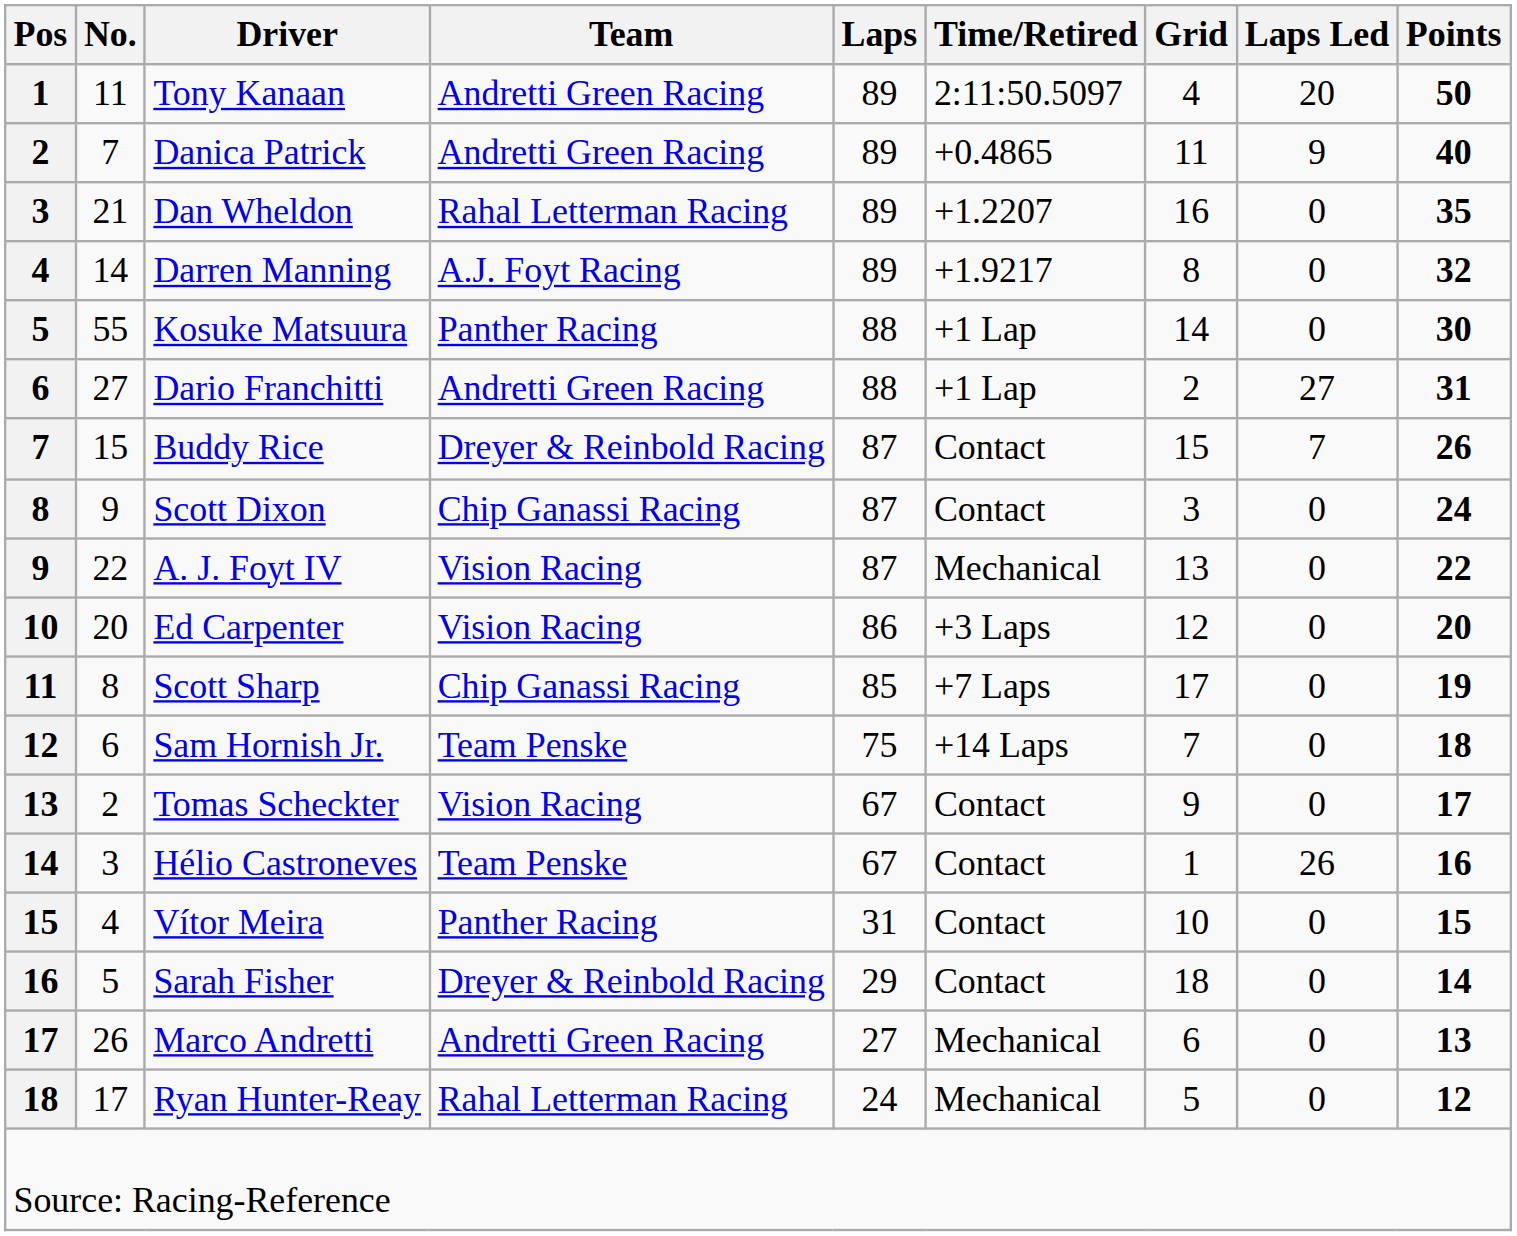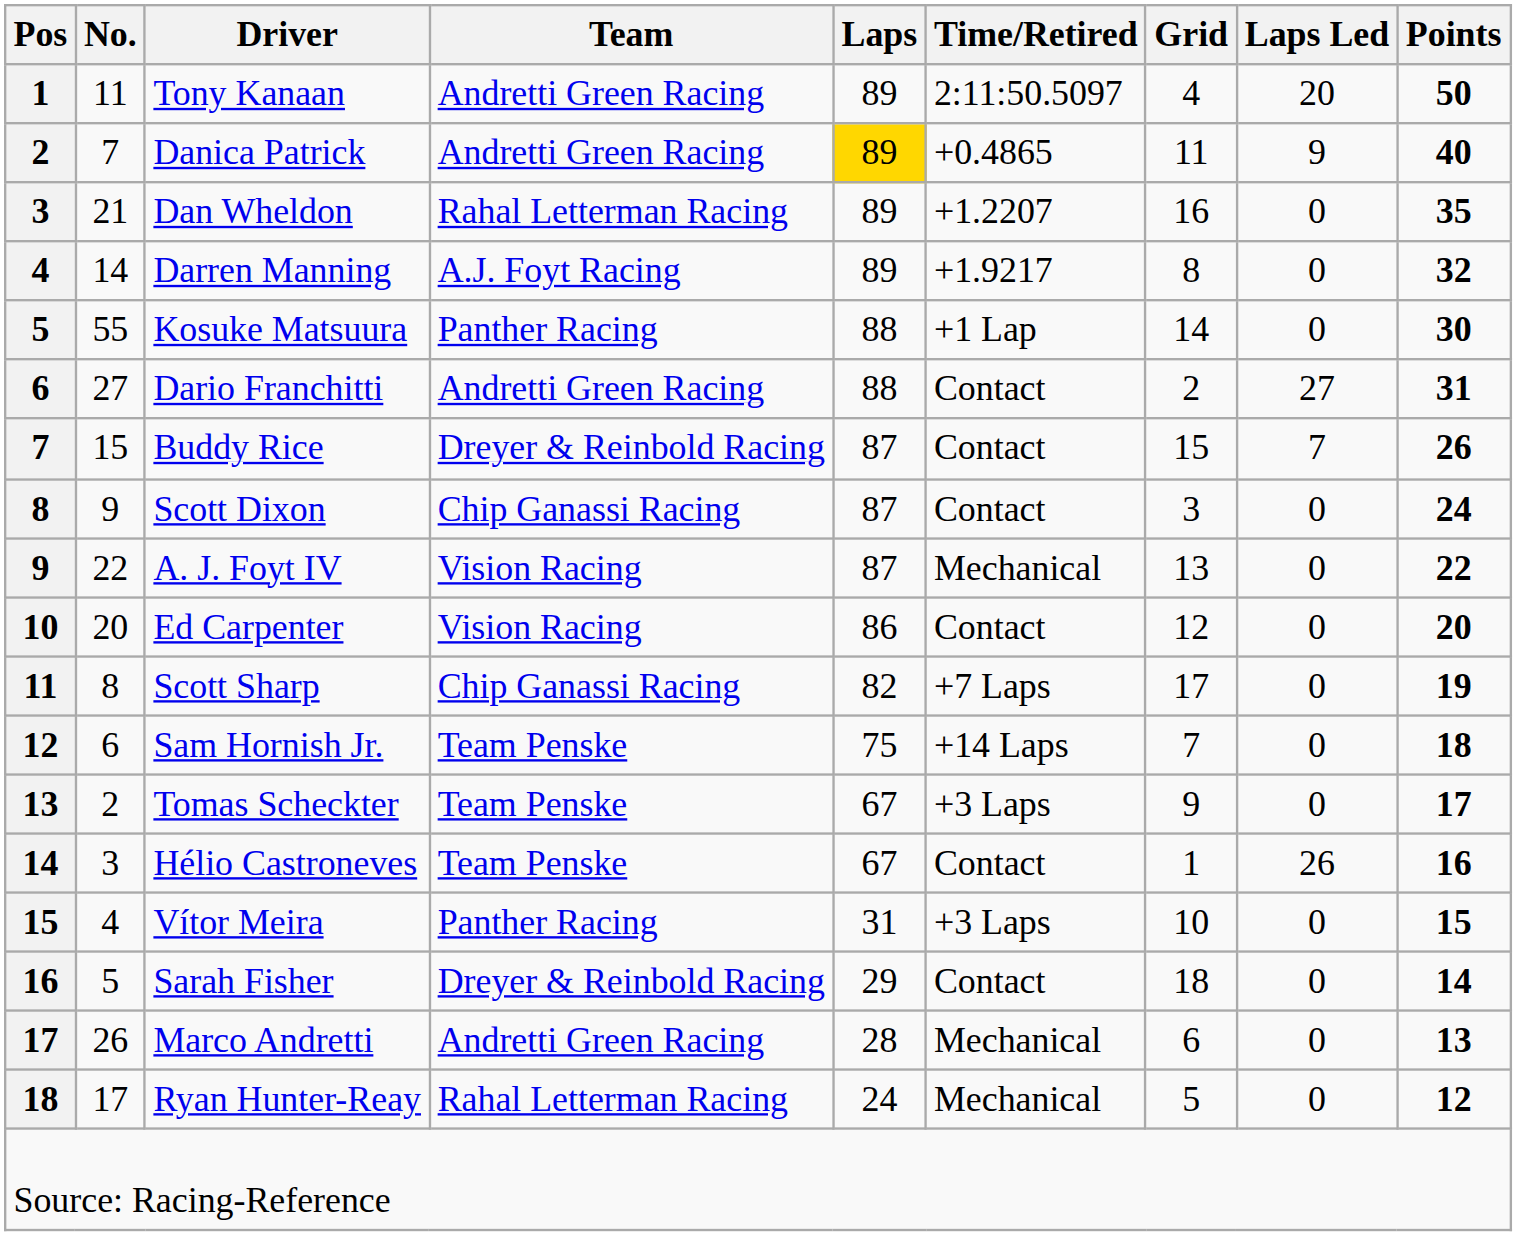(879, 152) no background -> (879, 152) gold background
(985, 389) +1 Lap -> (990, 389) Contact
(992, 625) +3 Laps -> (990, 625) Contact
(879, 684) 85 -> (879, 684) 82
(540, 803) Vision Racing -> (532, 803) Team Penske
(990, 803) Contact -> (992, 803) +3 Laps
(990, 921) Contact -> (992, 921) +3 Laps
(879, 1039) 27 -> (879, 1039) 28
